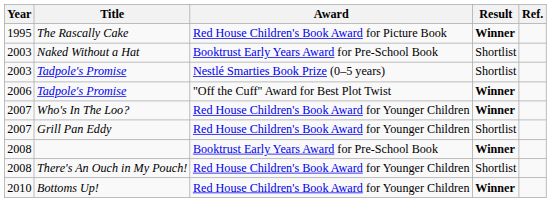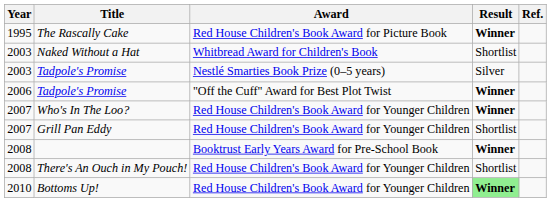(315, 52) Booktrust Early Years Award for Pre-School Book -> (285, 52) Whitbread Award for Children's Book
(496, 71) Shortlist -> (490, 71) Silver
(495, 187) no background -> (495, 187) lightgreen background
